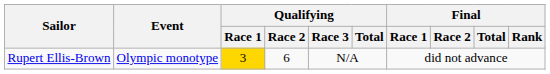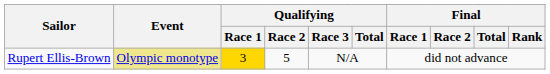(167, 58) no background -> (167, 58) khaki background
(287, 58) 6 -> (287, 58) 5
